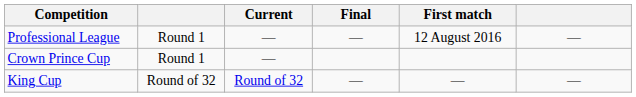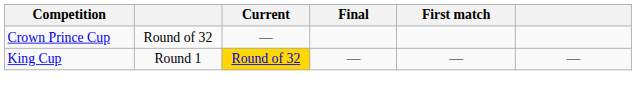- row: (64, 37)
(181, 59) Round 1 -> (178, 37) Round of 32
(181, 80) Round of 32 -> (178, 59) Round 1
(269, 80) no background -> (266, 59) gold background
